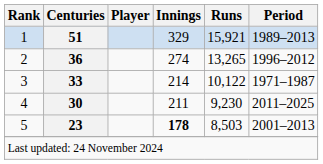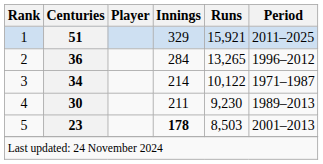(283, 37) 1989–2013 -> (283, 37) 2011–2025
(178, 59) 274 -> (178, 59) 284
(76, 81) 33 -> (76, 81) 34
(283, 103) 2011–2025 -> (283, 103) 1989–2013
